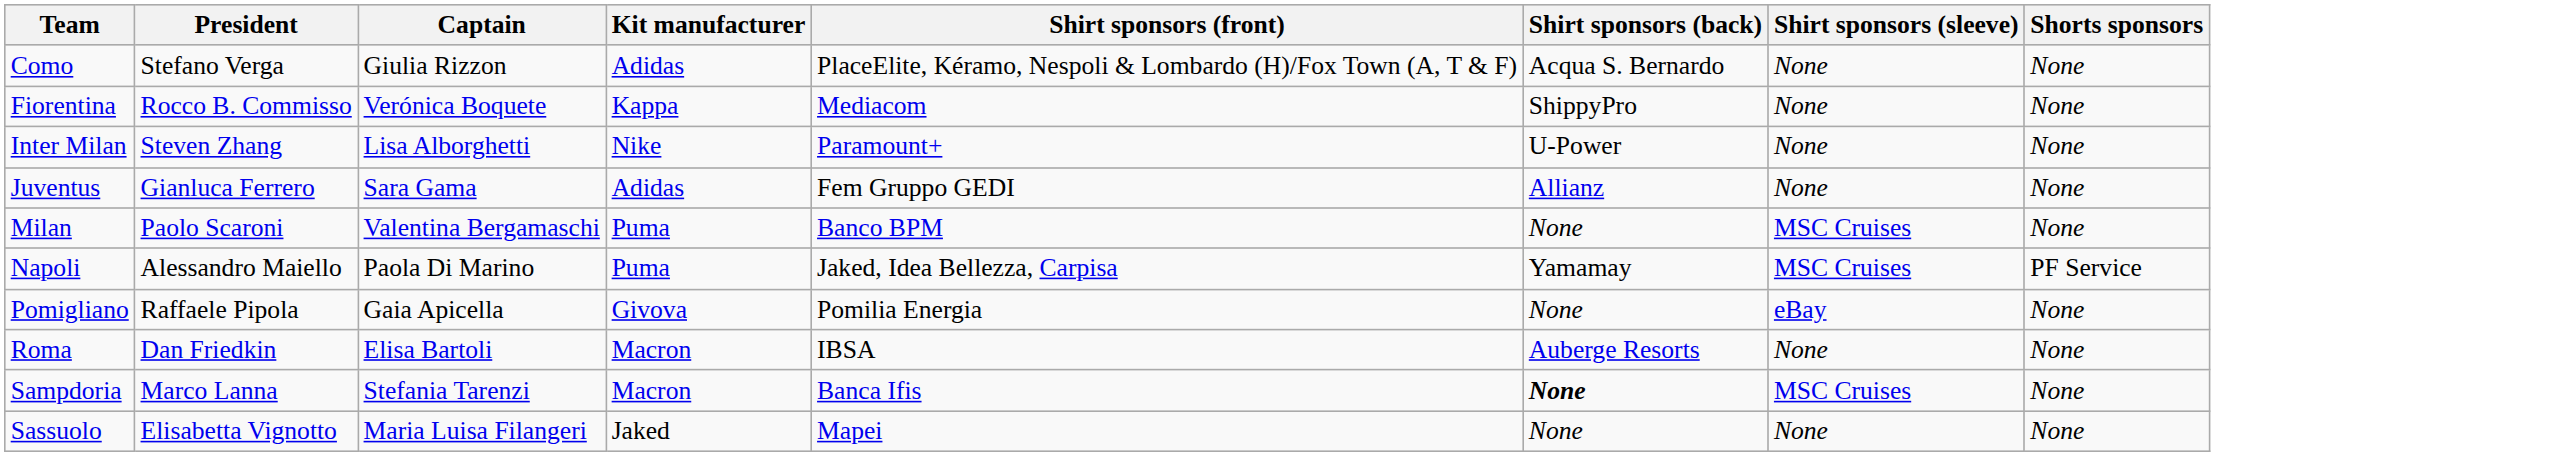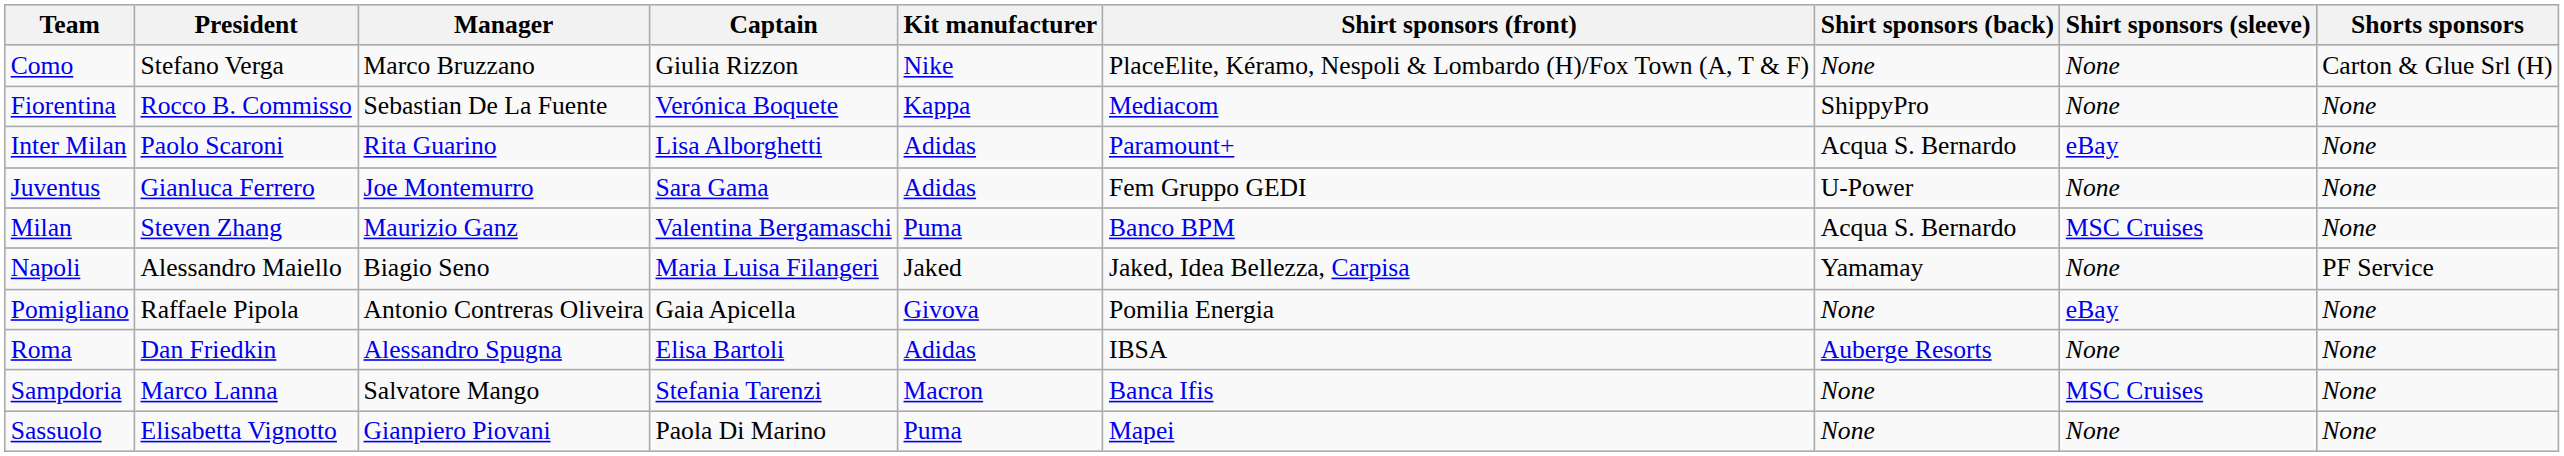+ column: (504, 24)
(648, 65) Adidas -> (928, 65) Nike
(1627, 65) Acqua S. Bernardo -> (1848, 65) None
(2057, 65) None -> (2437, 65) Carton & Glue Srl (H)
(211, 146) Steven Zhang -> (212, 146) Paolo Scaroni
(637, 146) Nike -> (940, 146) Adidas
(1575, 146) U-Power -> (1918, 146) Acqua S. Bernardo
(1801, 146) None -> (2092, 146) eBay
(1567, 187) Allianz -> (1867, 187) U-Power
(212, 227) Paolo Scaroni -> (211, 227) Steven Zhang
(1556, 227) None -> (1918, 227) Acqua S. Bernardo
(449, 268) Paola Di Marino -> (767, 268) Maria Luisa Filangeri
(641, 268) Puma -> (933, 268) Jaked
(1843, 268) MSC Cruises -> (2093, 268) None
(651, 349) Macron -> (940, 349) Adidas
(1557, 390) bold -> (1848, 390) normal
(475, 430) Maria Luisa Filangeri -> (741, 430) Paola Di Marino
(641, 430) Jaked -> (933, 430) Puma
